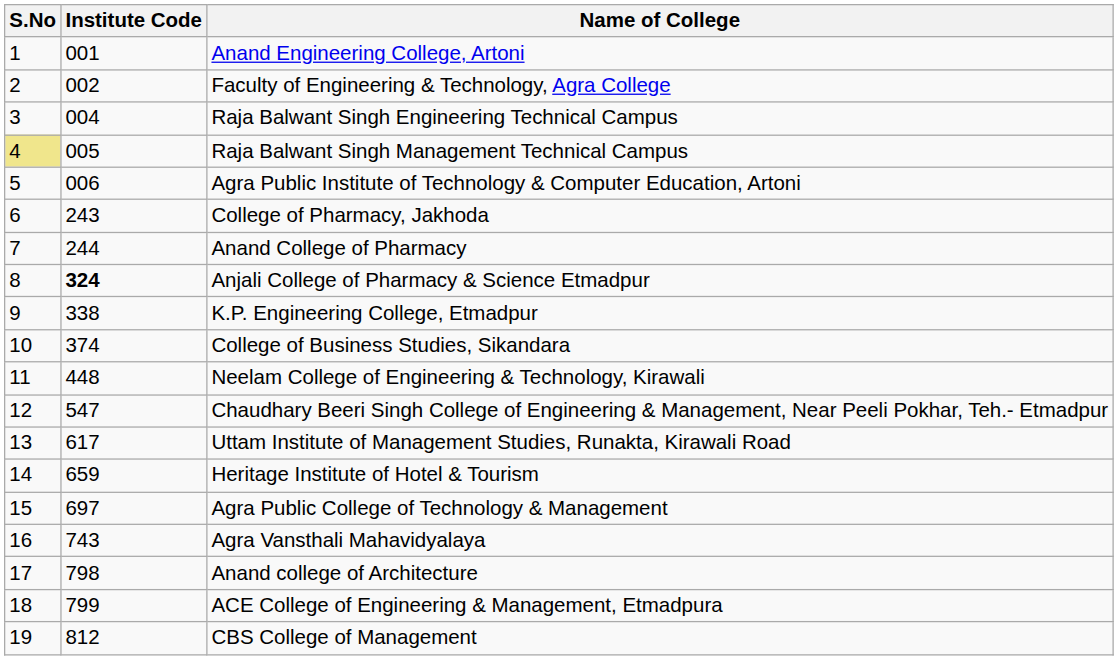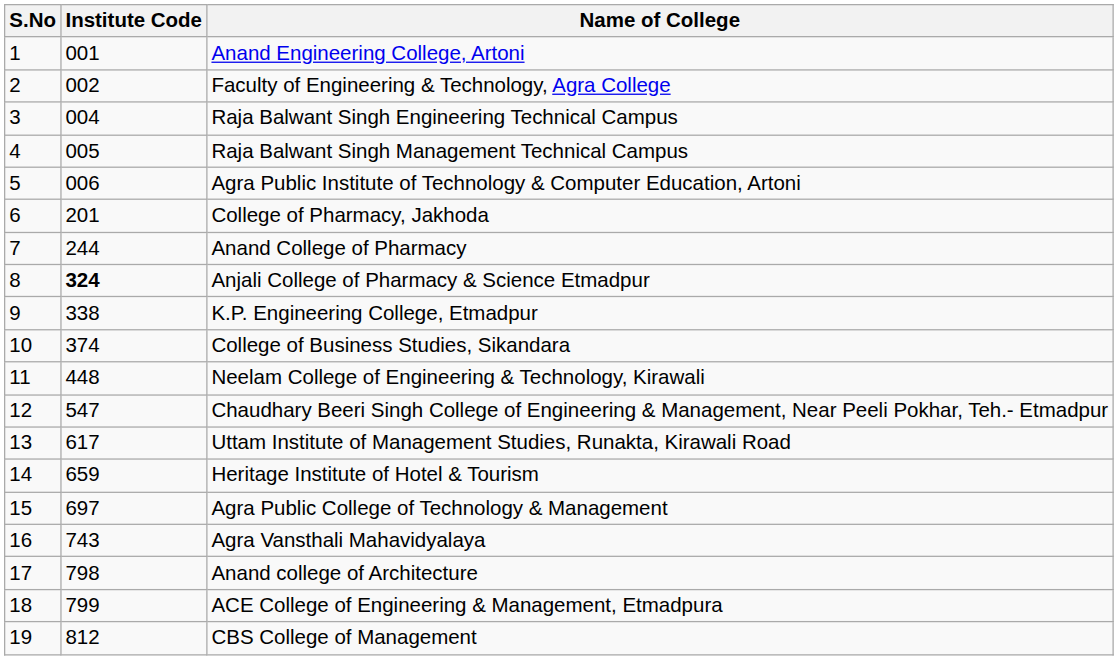(15, 150) khaki background -> (15, 150) no background
(83, 215) 243 -> (83, 215) 201
